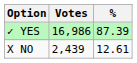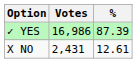(68, 49) 2,439 -> (68, 49) 2,431
